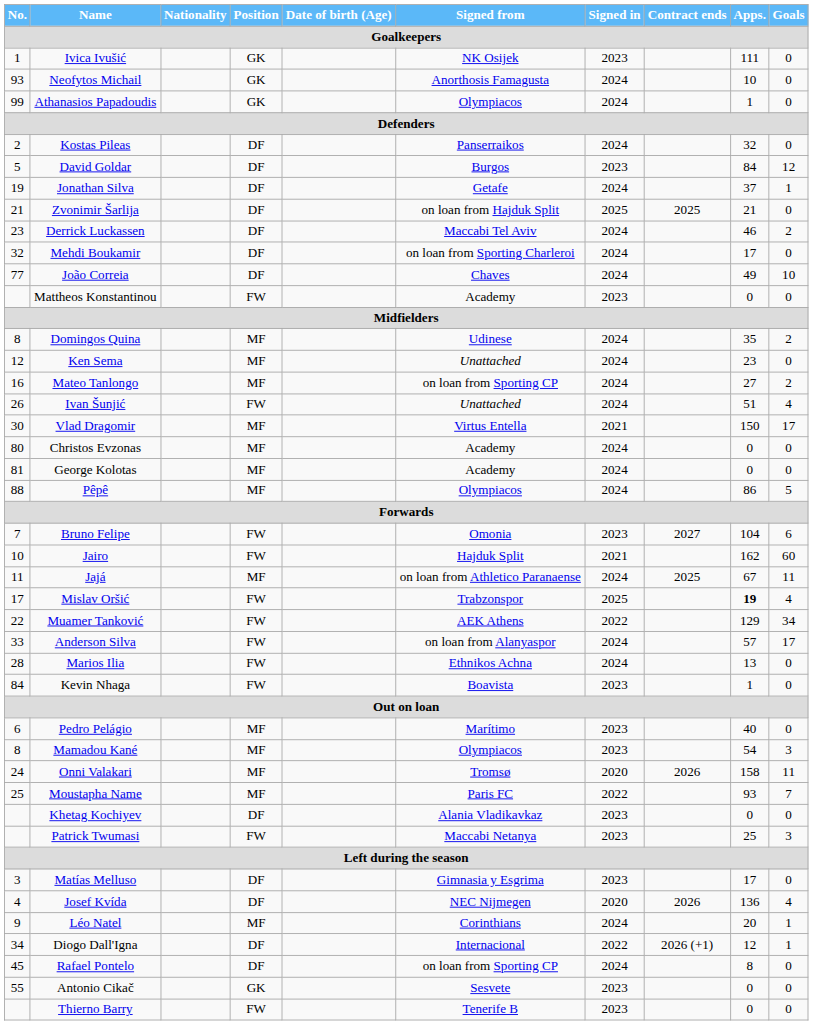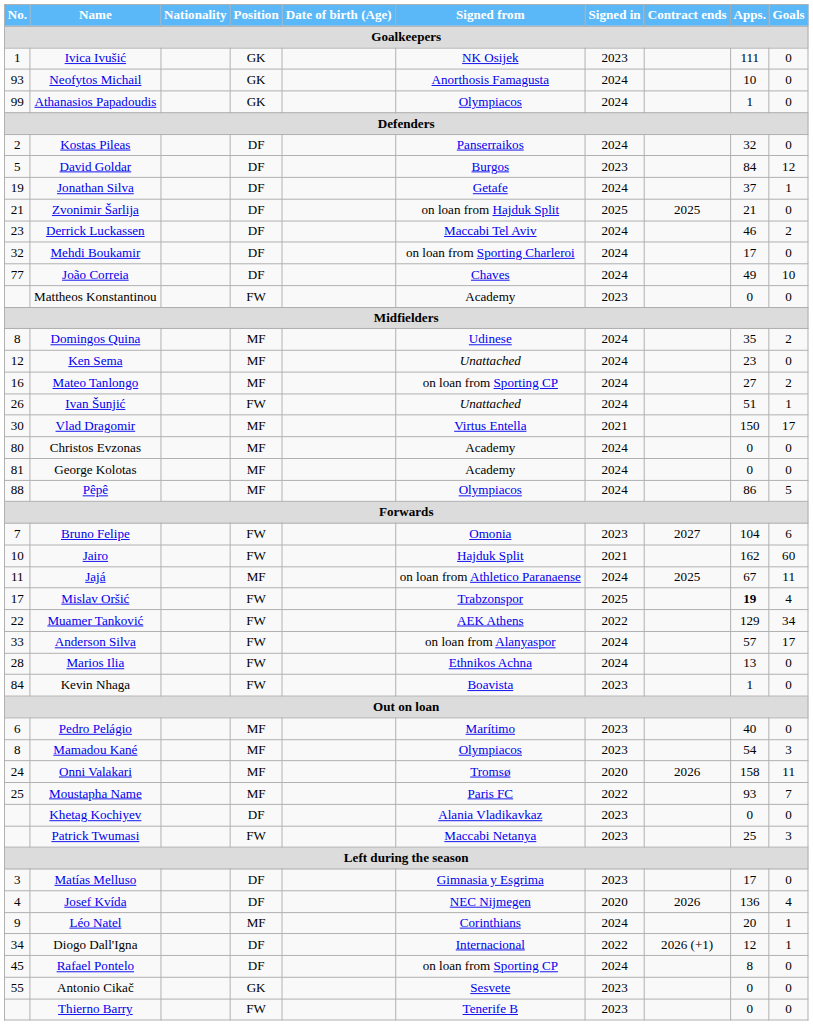(789, 404) 4 -> (789, 404) 1
